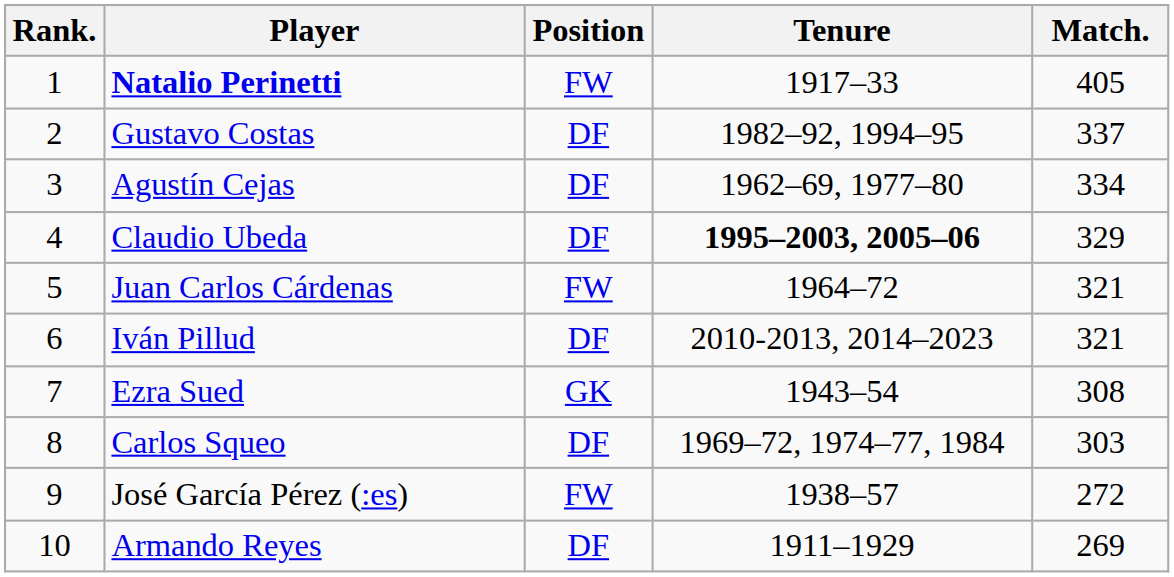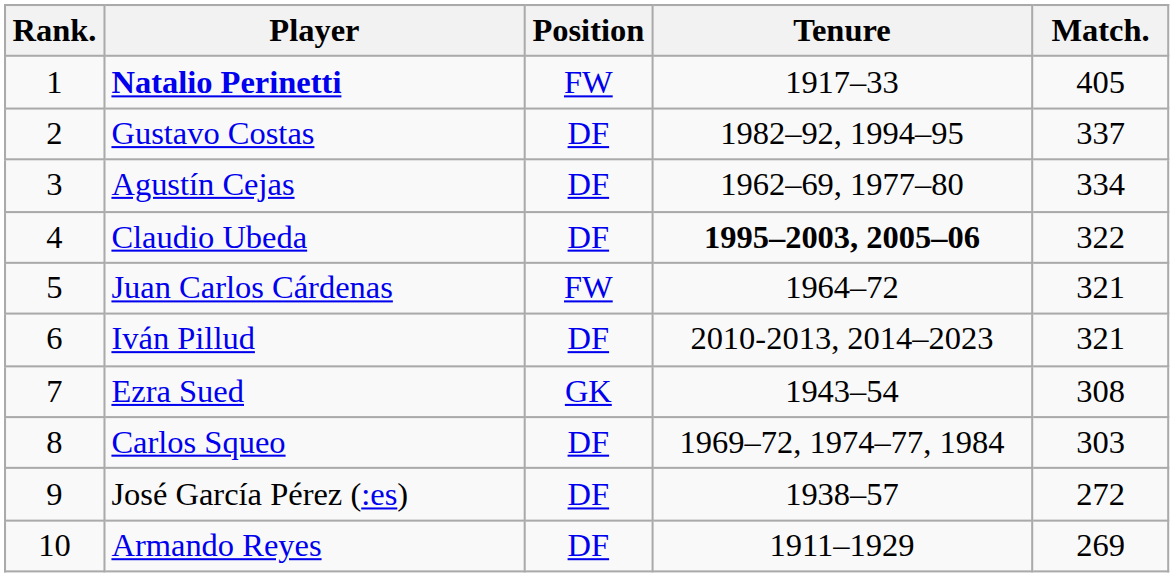(1101, 236) 329 -> (1101, 236) 322
(588, 493) FW -> (588, 493) DF
